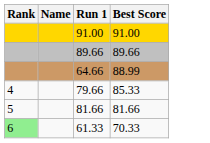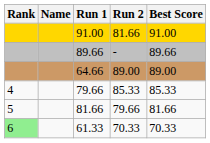+ column: (128, 14)
(126, 71) 88.99 -> (163, 71) 89.00
